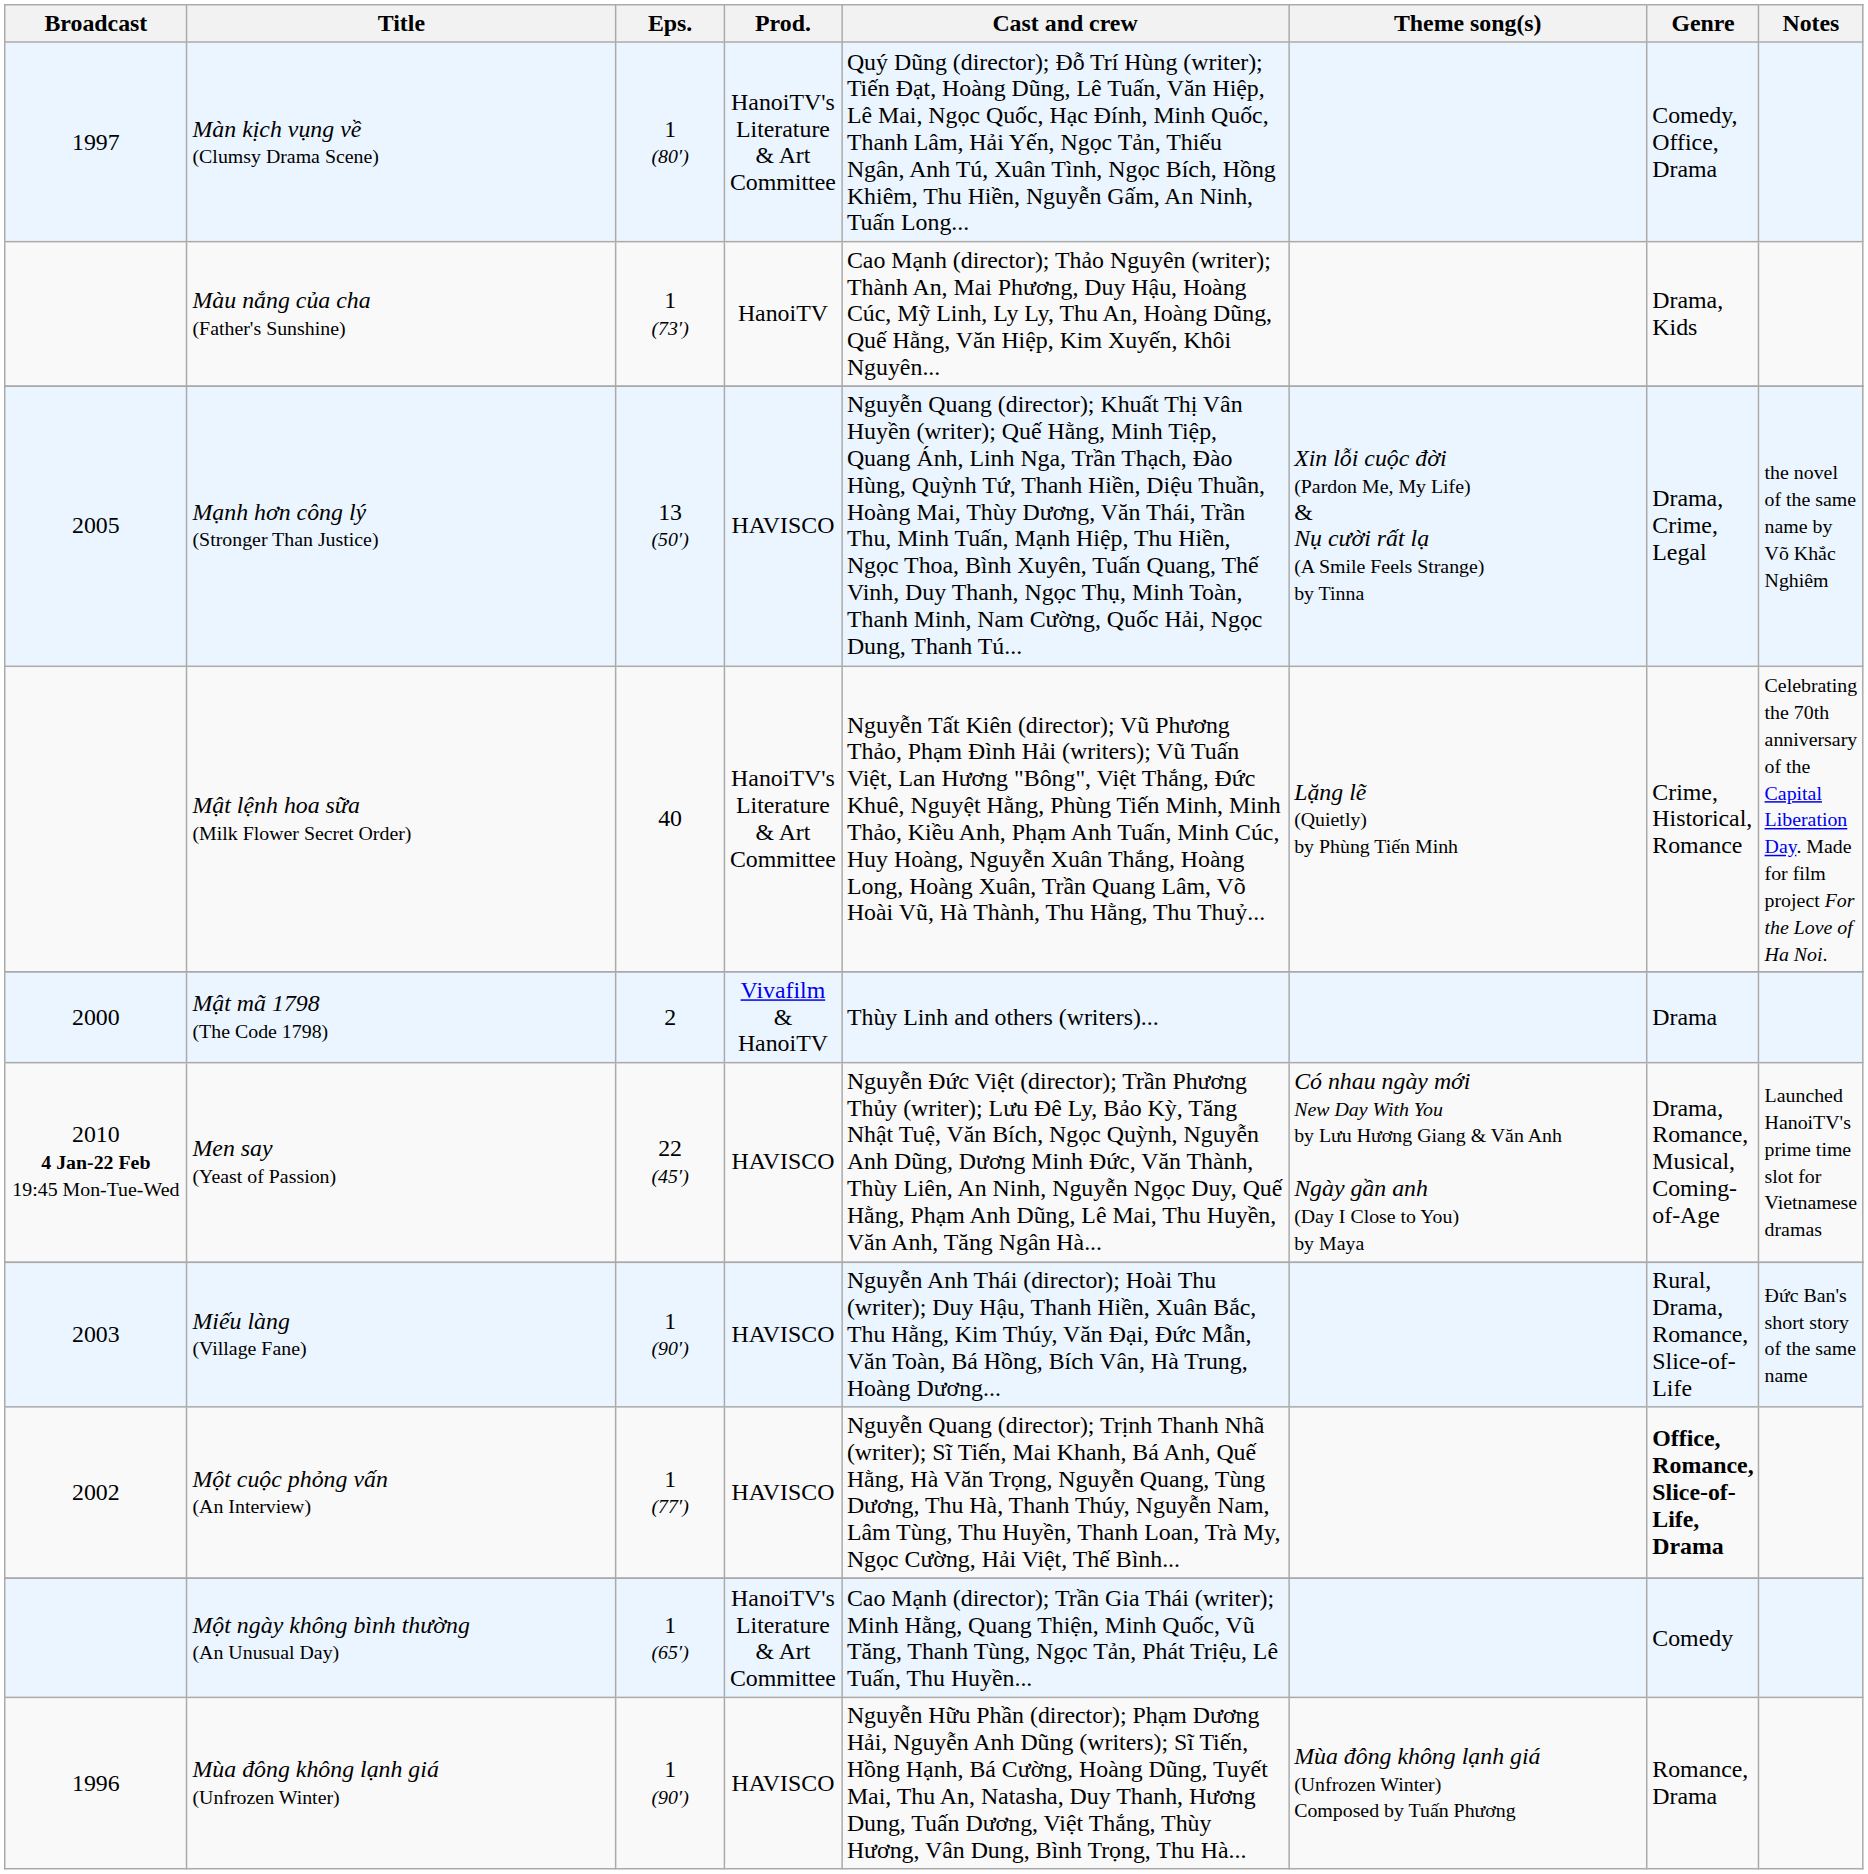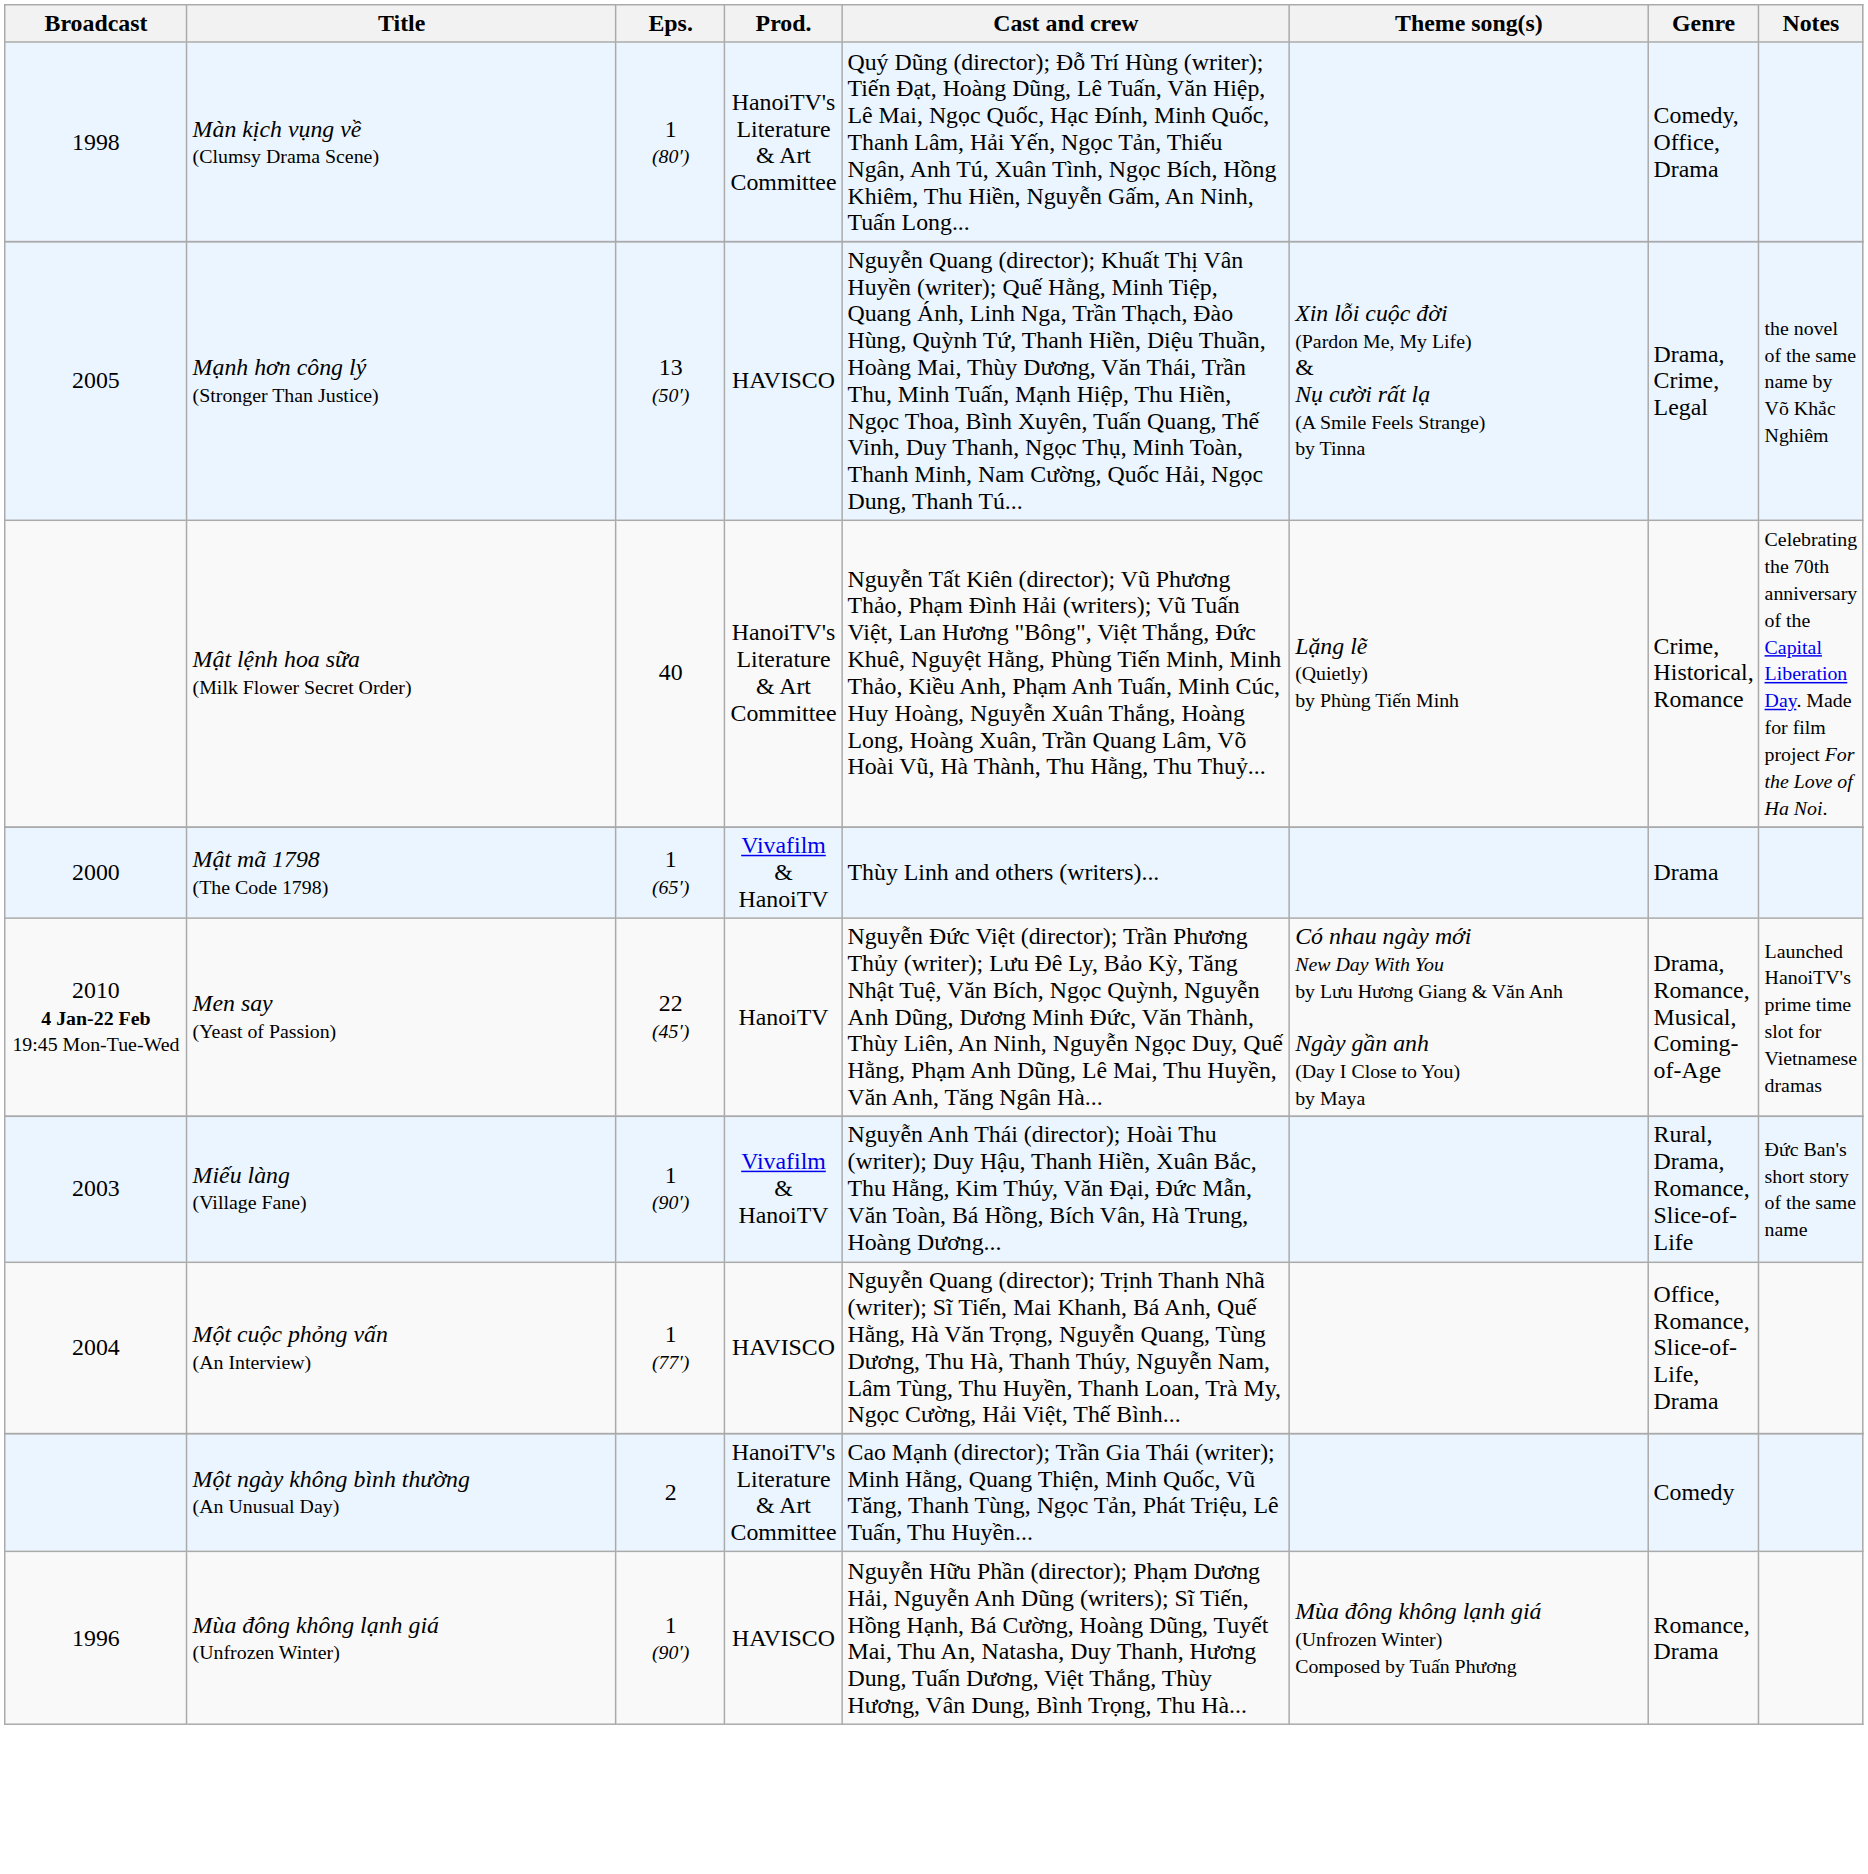(96, 141) 1997 -> (96, 141) 1998
- row: (282, 313)
(670, 1017) 2 -> (671, 871) 1 (65′)
(783, 1162) HAVISCO -> (784, 1017) HanoiTV
(783, 1334) HAVISCO -> (784, 1188) Vivafilm & HanoiTV
(96, 1492) 2002 -> (96, 1347) 2004
(1703, 1492) bold -> (1702, 1347) normal
(670, 1637) 1 (65′) -> (671, 1492) 2
